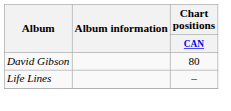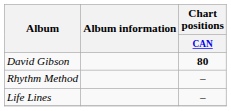(194, 61) normal -> (203, 61) bold
+ row: (43, 79)
